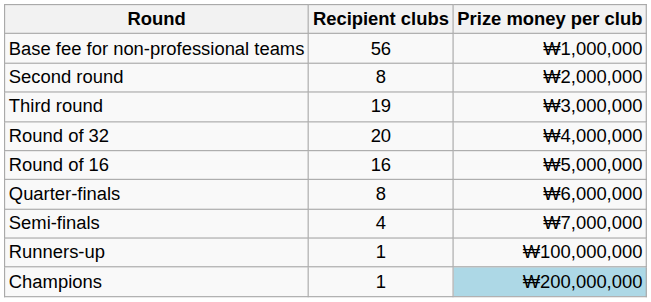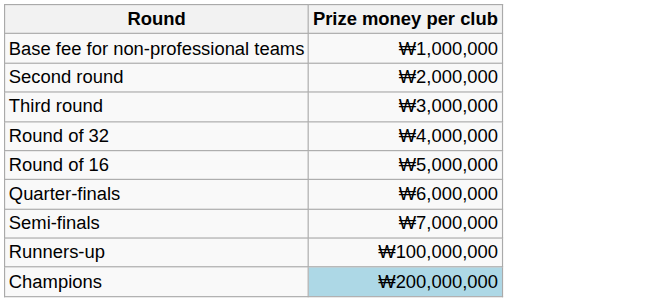- column: (381, 19)
